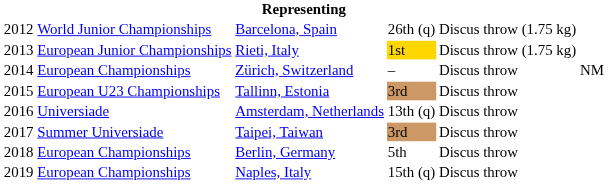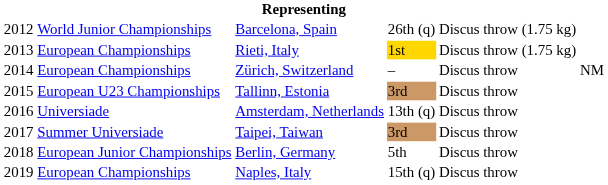(134, 50) European Junior Championships -> (114, 50) European Championships
(114, 152) European Championships -> (134, 152) European Junior Championships
